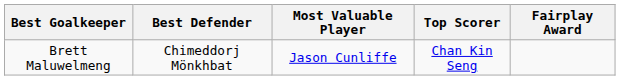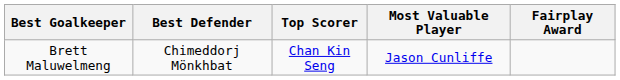columns swapped: (462, 22) <-> (343, 22)
